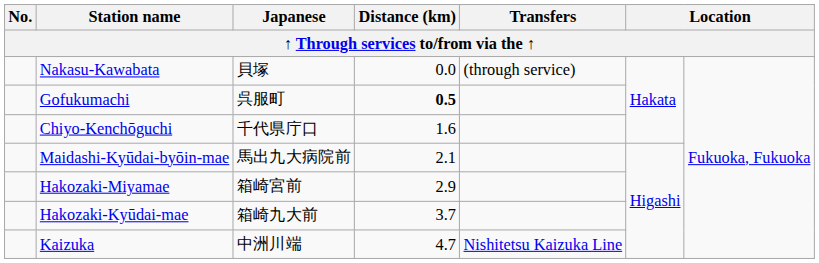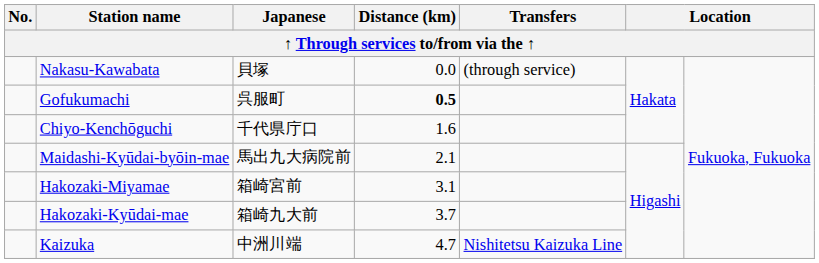(446, 186) 2.9 -> (446, 186) 3.1
